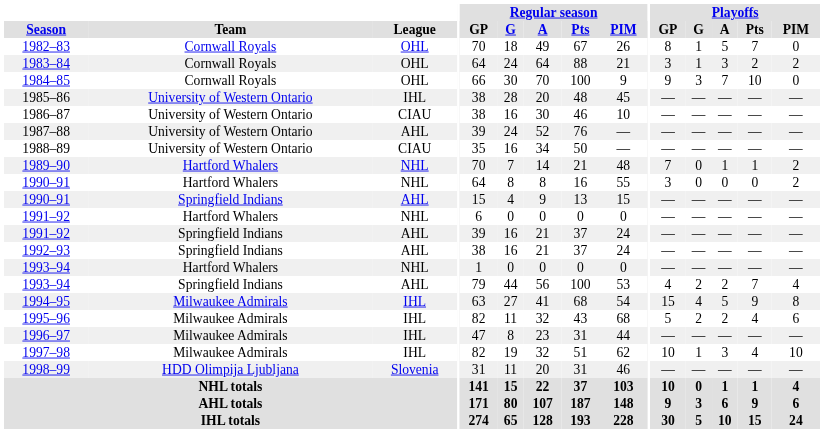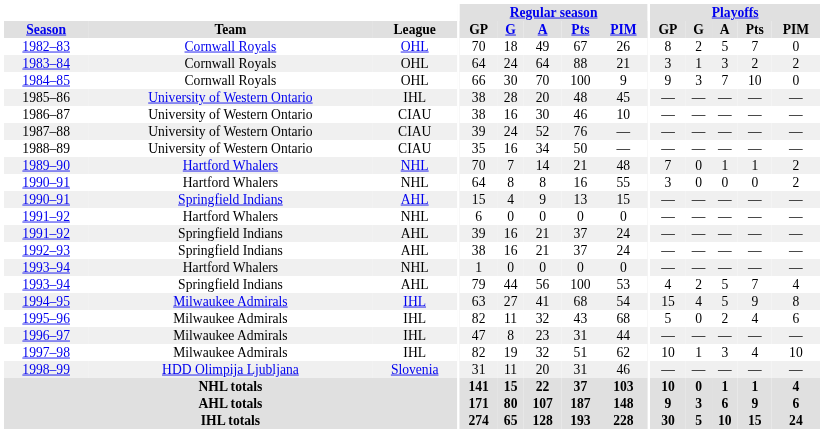(699, 46) 1 -> (699, 46) 2
(415, 131) AHL -> (415, 131) CIAU
(725, 284) 2 -> (725, 284) 5
(699, 318) 2 -> (699, 318) 0
